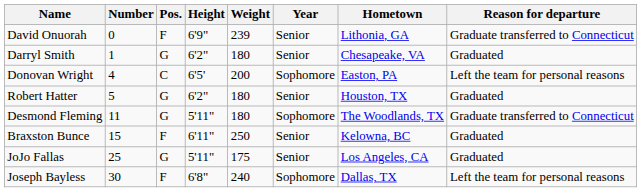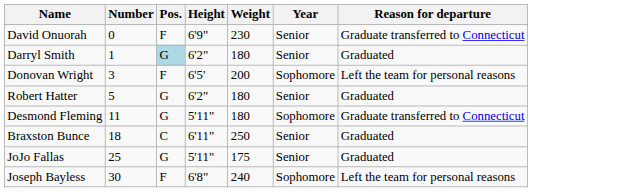- column: (392, 14)
(240, 34) 239 -> (240, 34) 230
(164, 55) no background -> (164, 55) lightblue background
(111, 75) 4 -> (111, 75) 3
(164, 75) C -> (163, 75) F
(115, 136) 15 -> (115, 136) 18
(163, 136) F -> (164, 136) C
